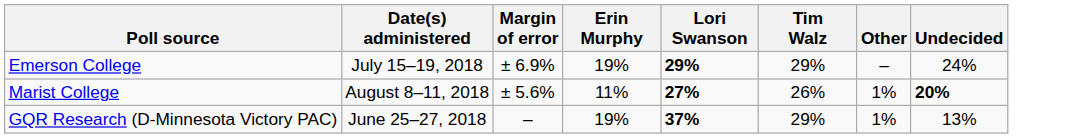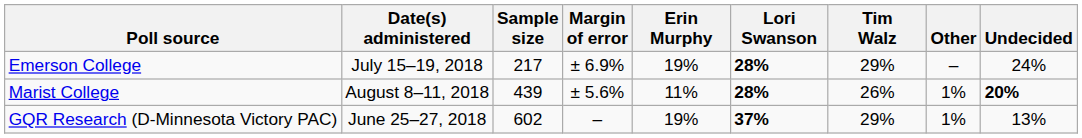+ column: (528, 28)
(682, 65) 29% -> (752, 65) 28%
(682, 92) 27% -> (752, 92) 28%
